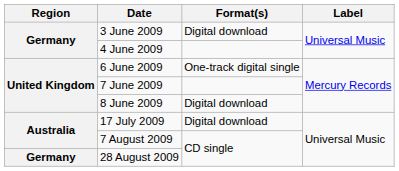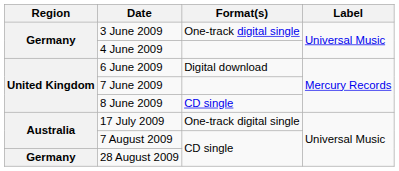(226, 31) Digital download -> (242, 31) One-track digital single
(242, 67) One-track digital single -> (226, 67) Digital download
(226, 103) Digital download -> (209, 103) CD single
(226, 121) Digital download -> (242, 121) One-track digital single
